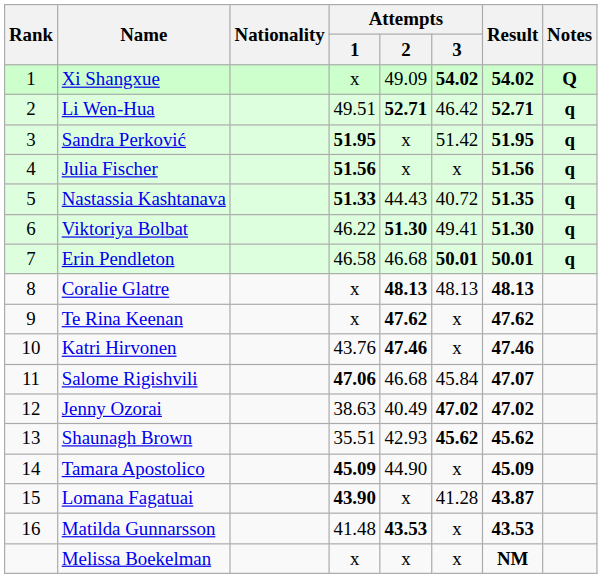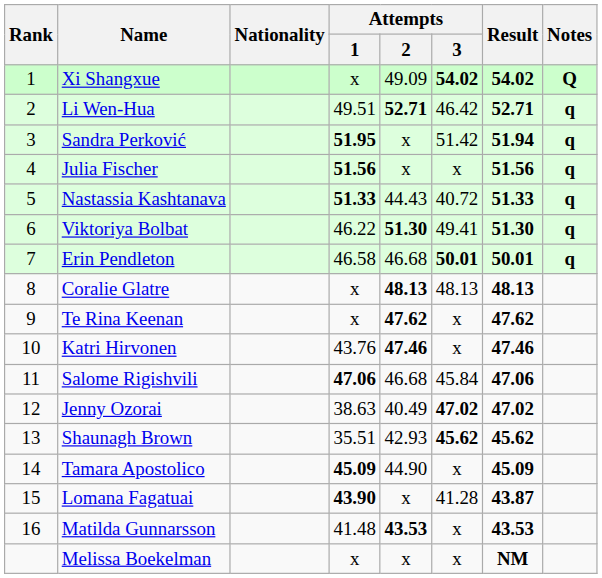(513, 139) 51.95 -> (513, 139) 51.94
(513, 199) 51.35 -> (513, 199) 51.33
(513, 378) 47.07 -> (513, 378) 47.06
